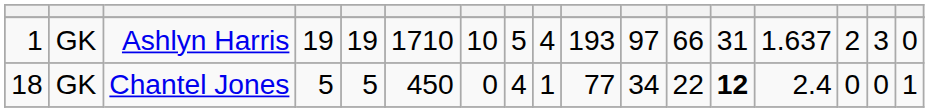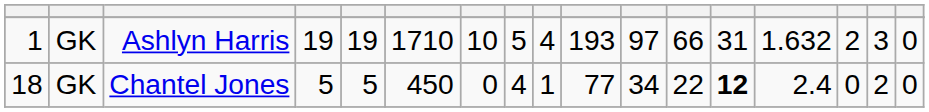(796, 39) 1.637 -> (796, 39) 1.632
(881, 84) 0 -> (881, 84) 2
(910, 84) 1 -> (910, 84) 0
